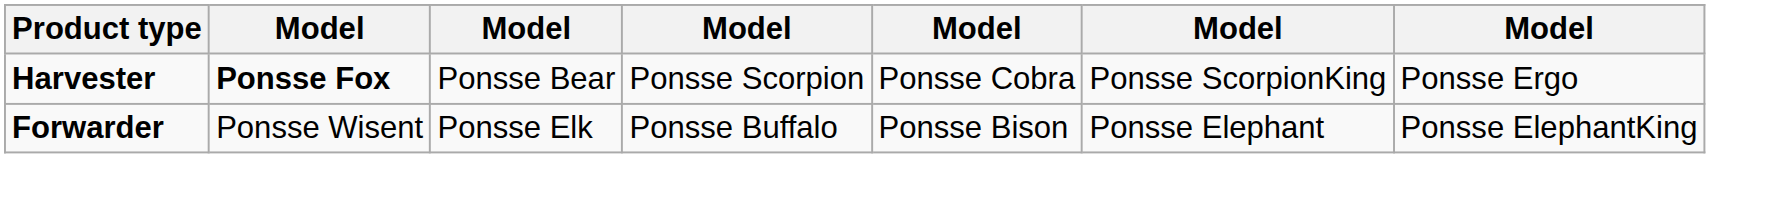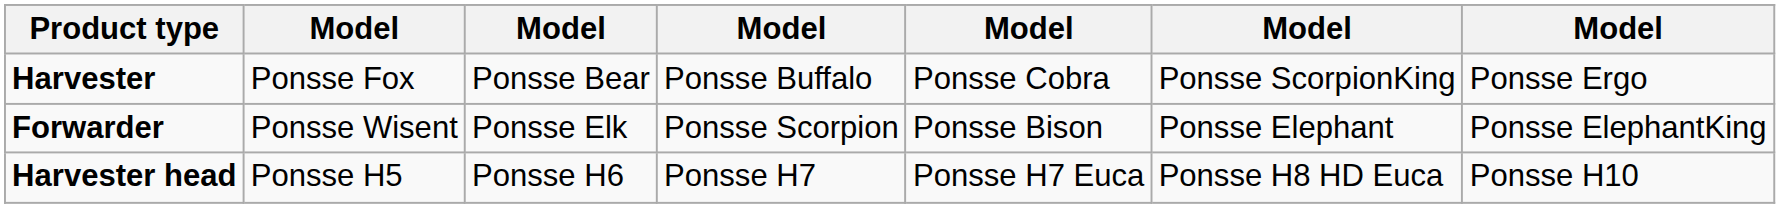(303, 78) bold -> (333, 78) normal
(747, 78) Ponsse Scorpion -> (768, 78) Ponsse Buffalo
(734, 127) Ponsse Buffalo -> (781, 127) Ponsse Scorpion
+ row: (124, 176)
